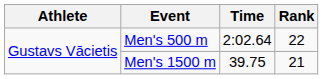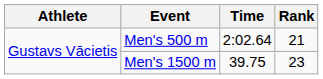(297, 40) 22 -> (297, 40) 21
(297, 63) 21 -> (297, 63) 23
